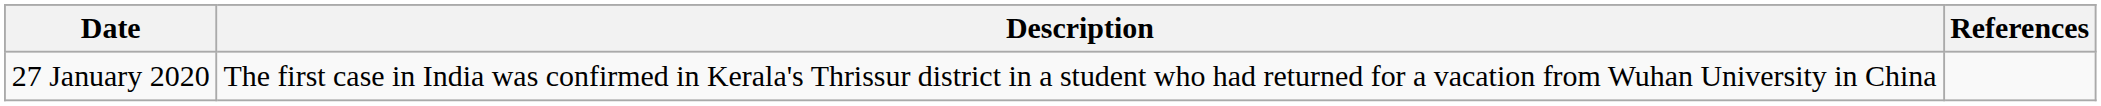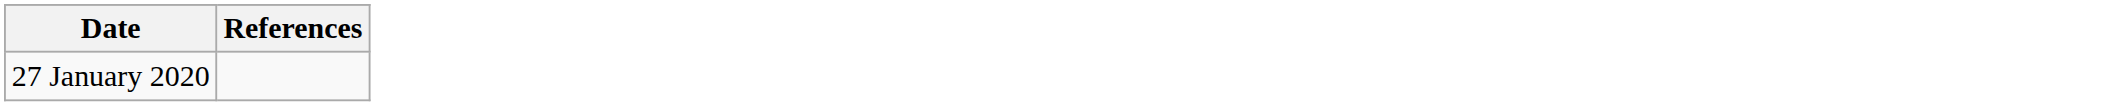- column: (1080, 28)
